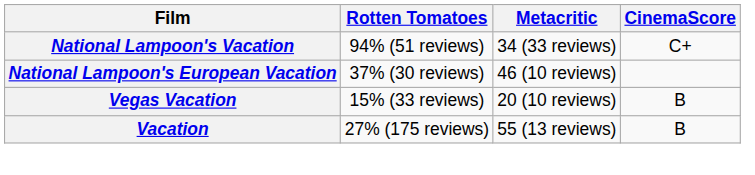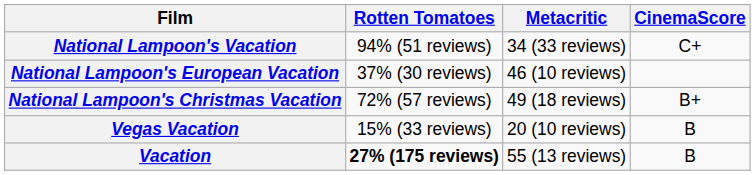+ row: (175, 101)
(417, 128) normal -> (424, 156) bold
